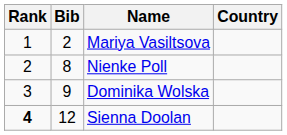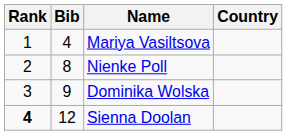(67, 42) 2 -> (67, 42) 4
